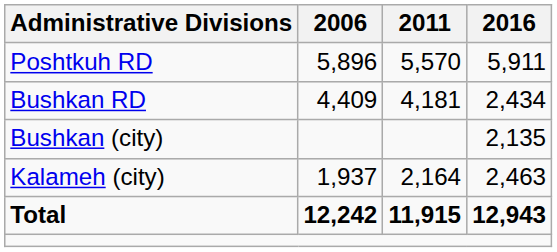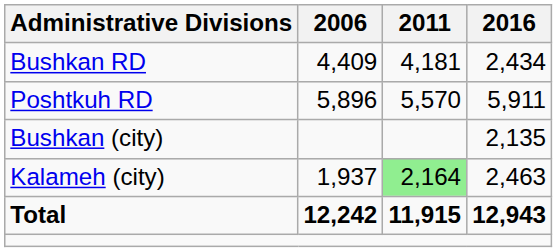rows swapped: (78, 100) <-> (81, 61)
(431, 176) no background -> (431, 176) lightgreen background
